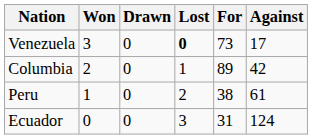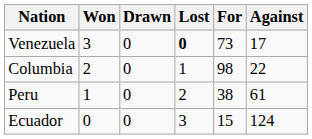(225, 69) 89 -> (225, 69) 98
(258, 69) 42 -> (258, 69) 22
(225, 120) 31 -> (225, 120) 15
